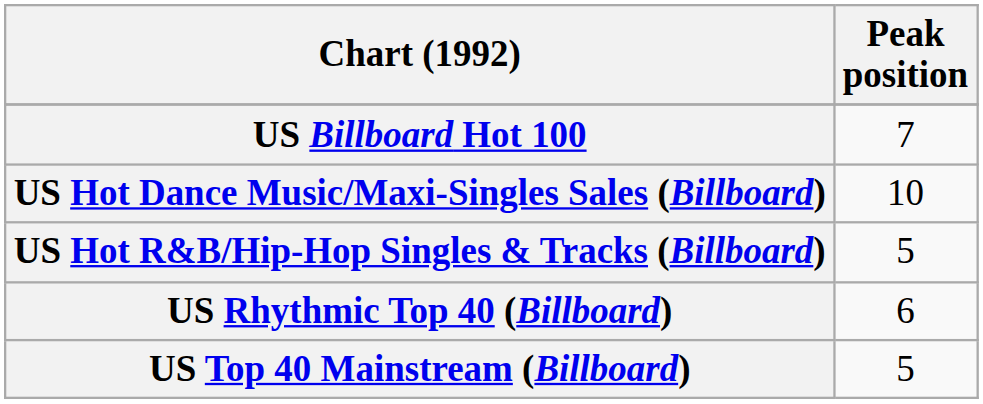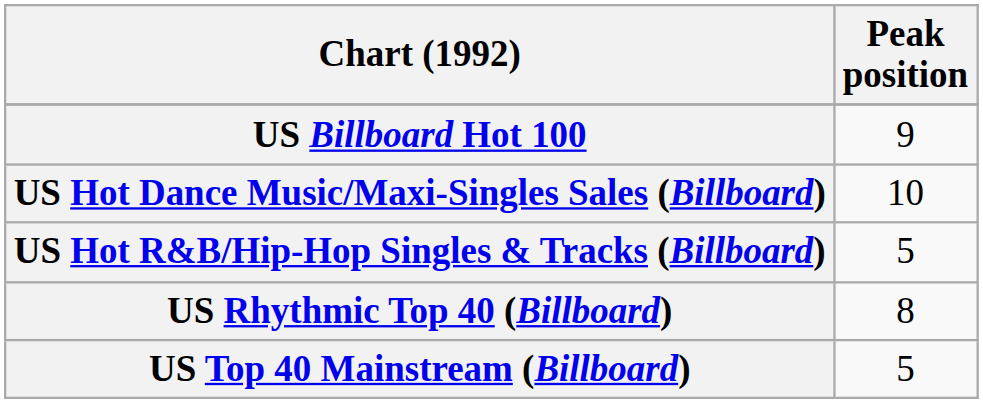(905, 134) 7 -> (905, 134) 9
(905, 309) 6 -> (905, 309) 8
